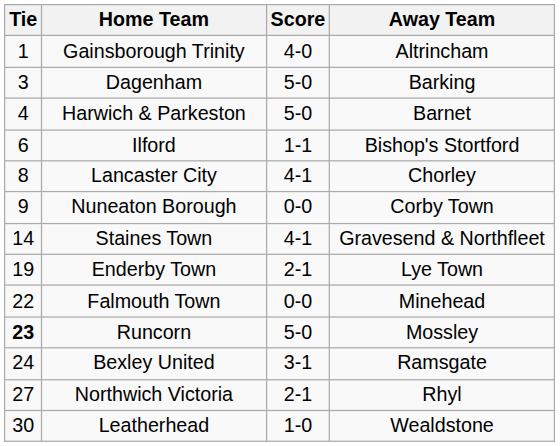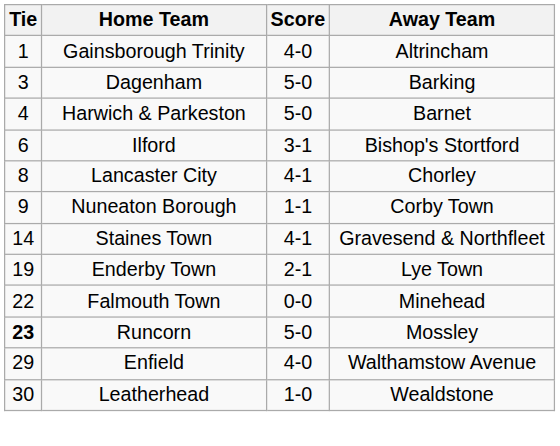(298, 144) 1-1 -> (298, 144) 3-1
(298, 207) 0-0 -> (298, 207) 1-1
- row: (154, 363)
- row: (154, 394)
+ row: (154, 363)
